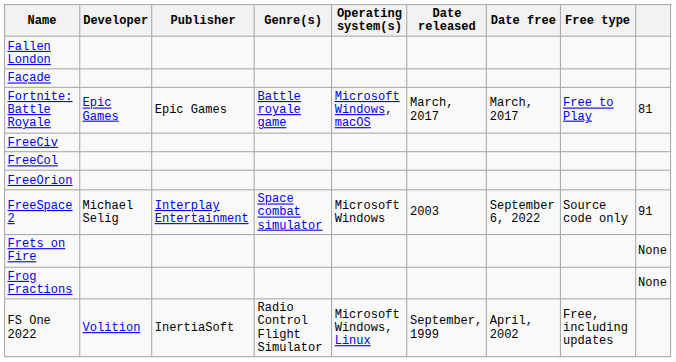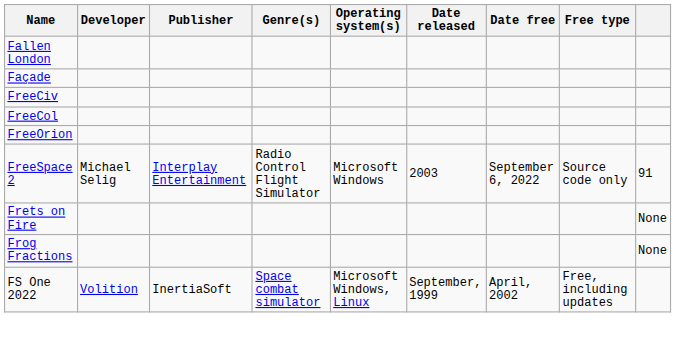- row: (40, 110)
(290, 212) Space combat simulator -> (288, 174) Radio Control Flight Simulator
(290, 328) Radio Control Flight Simulator -> (288, 289) Space combat simulator
